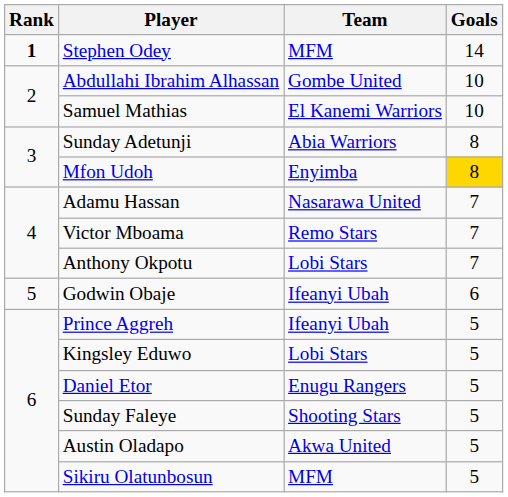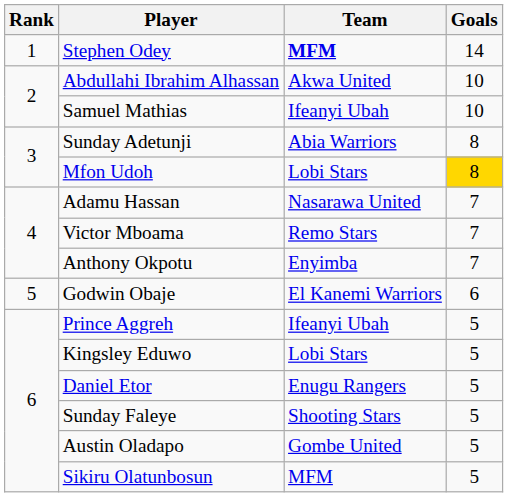(31, 50) bold -> (31, 50) normal
(310, 50) normal -> (312, 50) bold
(345, 80) Gombe United -> (340, 80) Akwa United
(365, 111) El Kanemi Warriors -> (338, 111) Ifeanyi Ubah
(323, 171) Enyimba -> (328, 171) Lobi Stars
(328, 263) Lobi Stars -> (323, 263) Enyimba
(338, 293) Ifeanyi Ubah -> (365, 293) El Kanemi Warriors
(340, 446) Akwa United -> (345, 446) Gombe United
